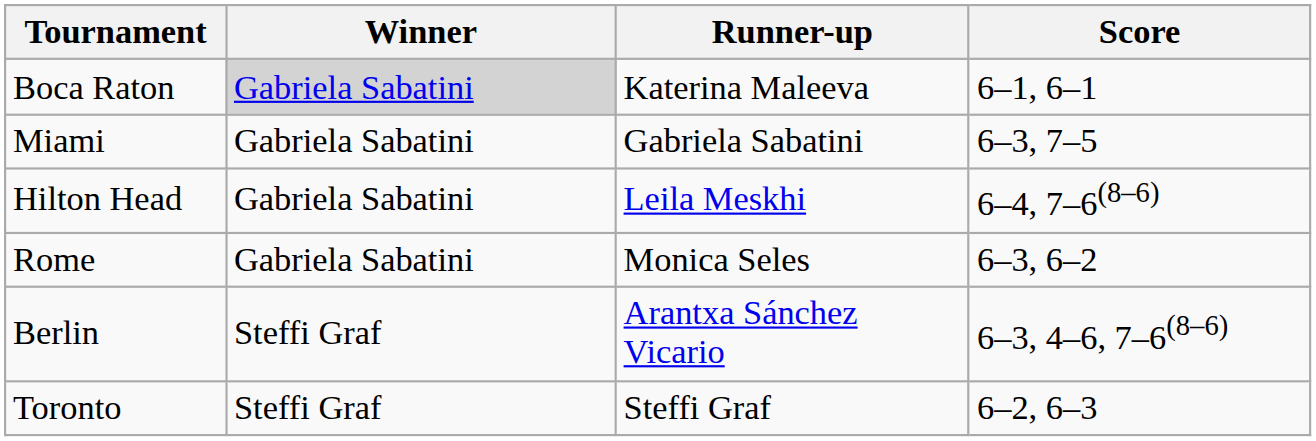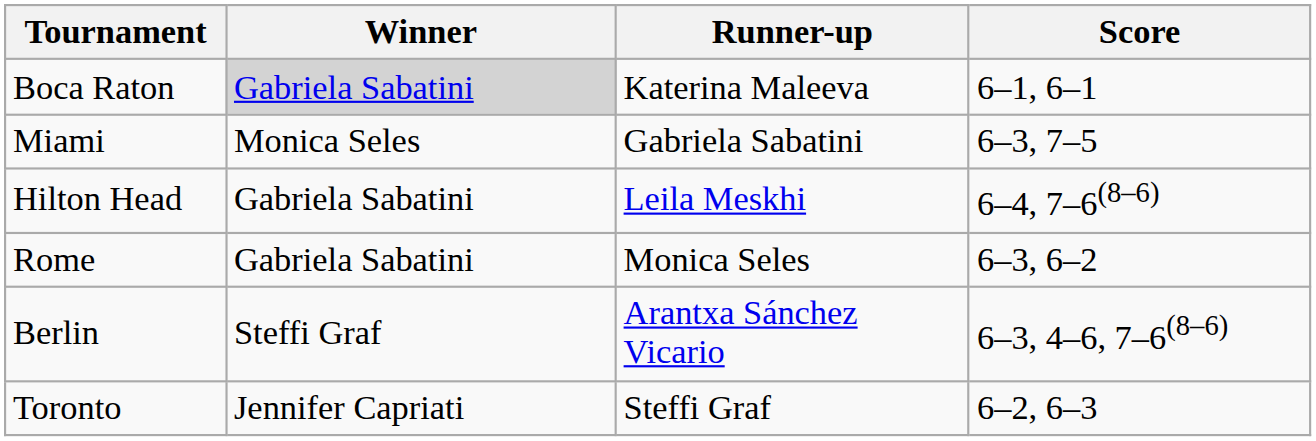(354, 140) Gabriela Sabatini -> (327, 140) Monica Seles
(308, 407) Steffi Graf -> (349, 407) Jennifer Capriati
